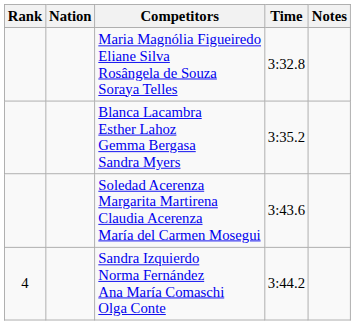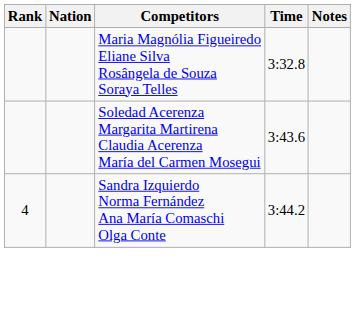- row: (150, 137)
